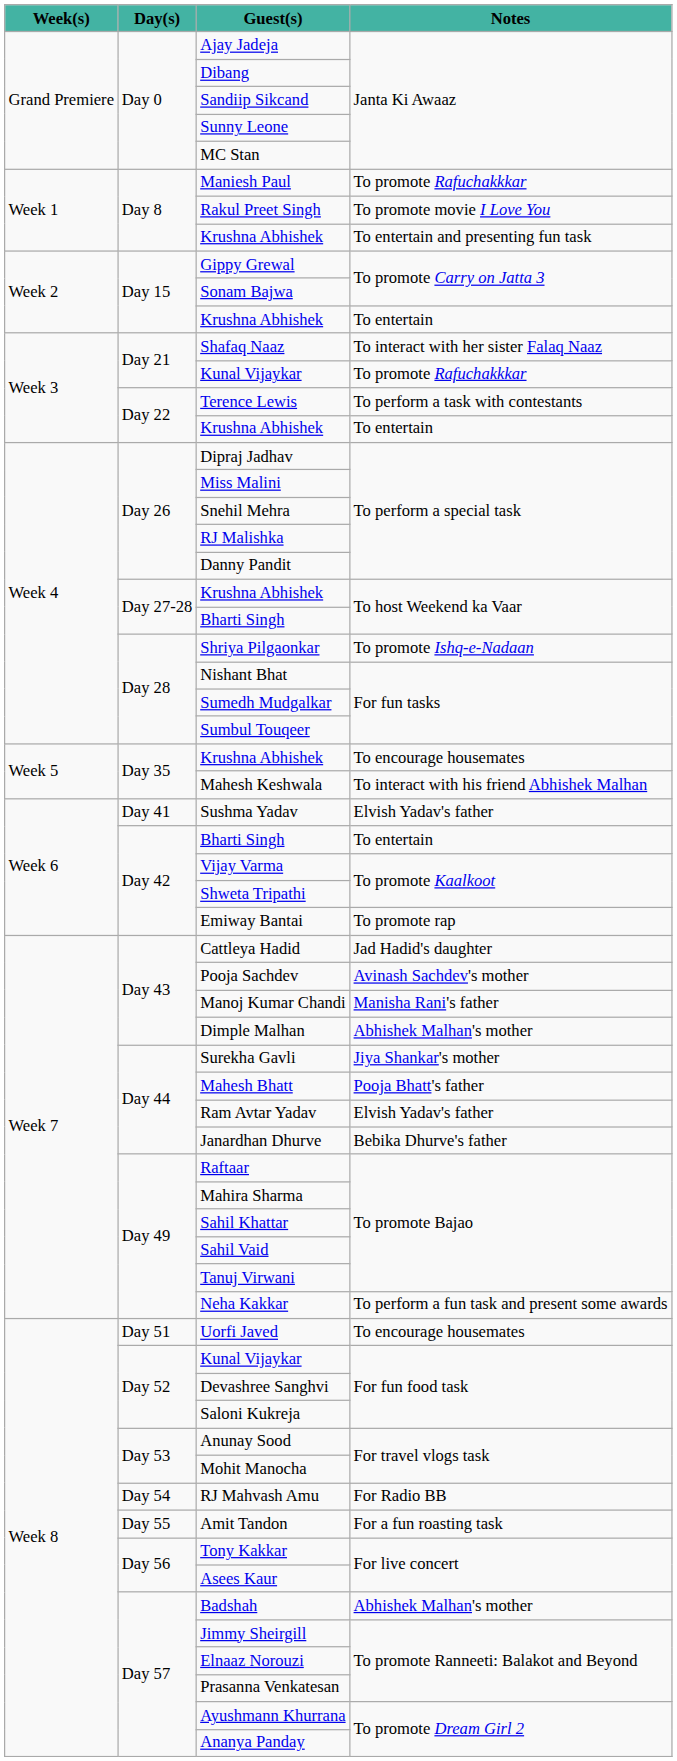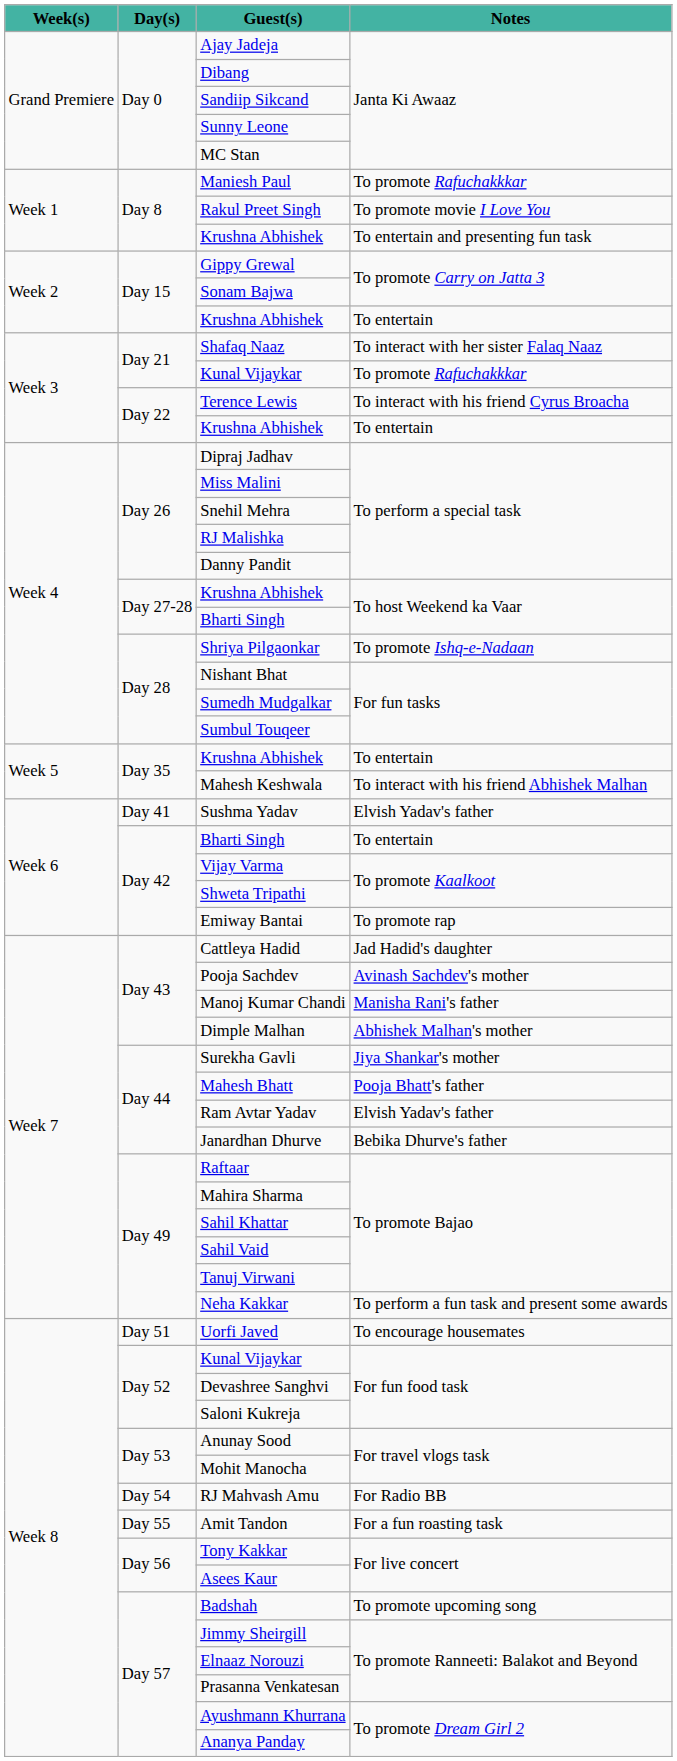(468, 401) To perform a task with contestants -> (491, 401) To interact with his friend Cyrus Broacha
(439, 756) To encourage housemates -> (393, 756) To entertain
(443, 1605) Abhishek Malhan's mother -> (445, 1605) To promote upcoming song
